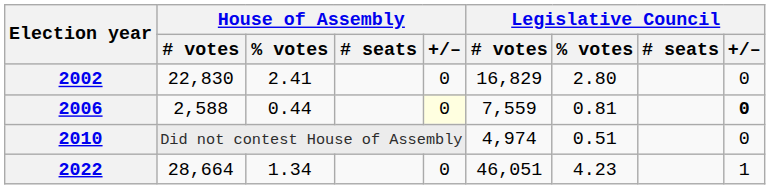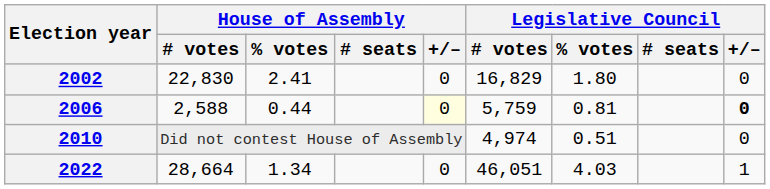(595, 79) 2.80 -> (595, 79) 1.80
(509, 109) 7,559 -> (509, 109) 5,759
(595, 169) 4.23 -> (595, 169) 4.03
